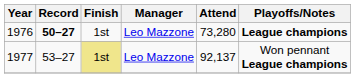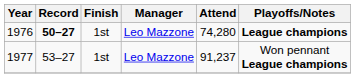(218, 32) 73,280 -> (218, 32) 74,280
(101, 57) khaki background -> (101, 57) no background
(218, 57) 92,137 -> (218, 57) 91,237
